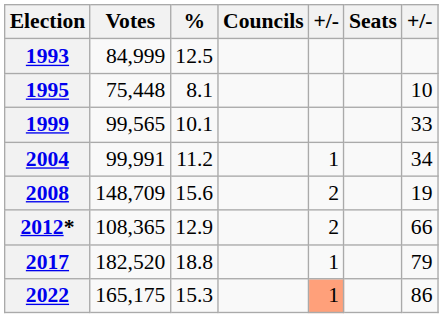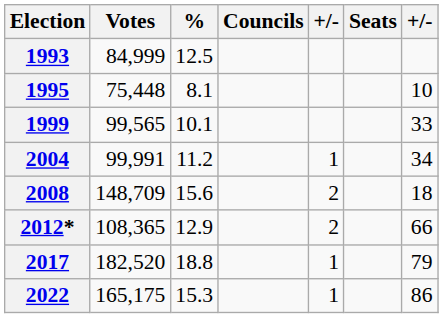(422, 192) 19 -> (422, 192) 18
(334, 295) lightsalmon background -> (334, 295) no background
